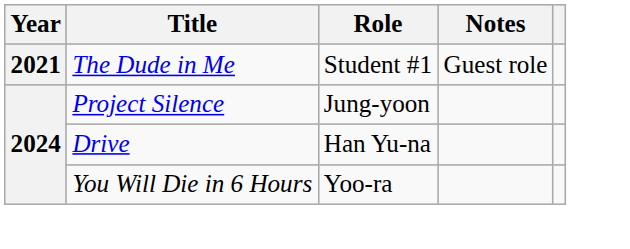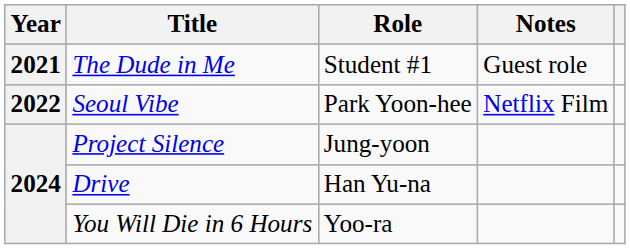+ row: (126, 104)
